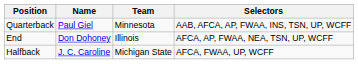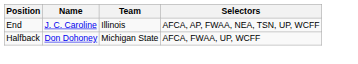- row: (30, 25)
(84, 39) Don Dohoney -> (71, 25) J. C. Caroline
(84, 52) J. C. Caroline -> (71, 39) Don Dohoney
